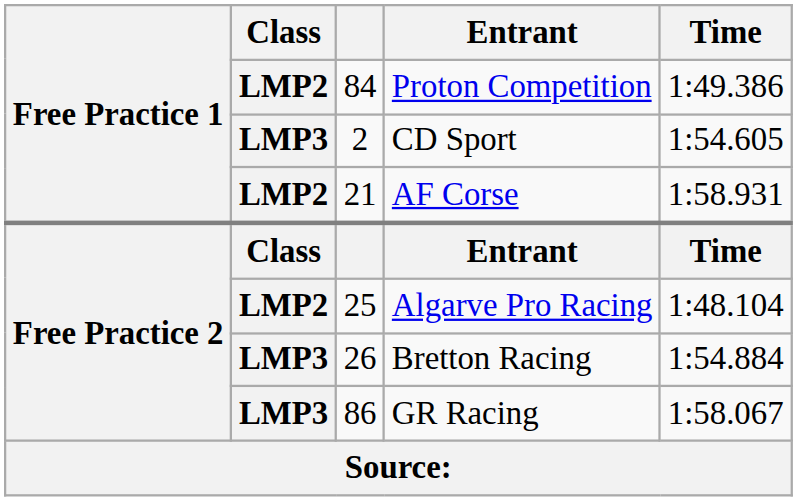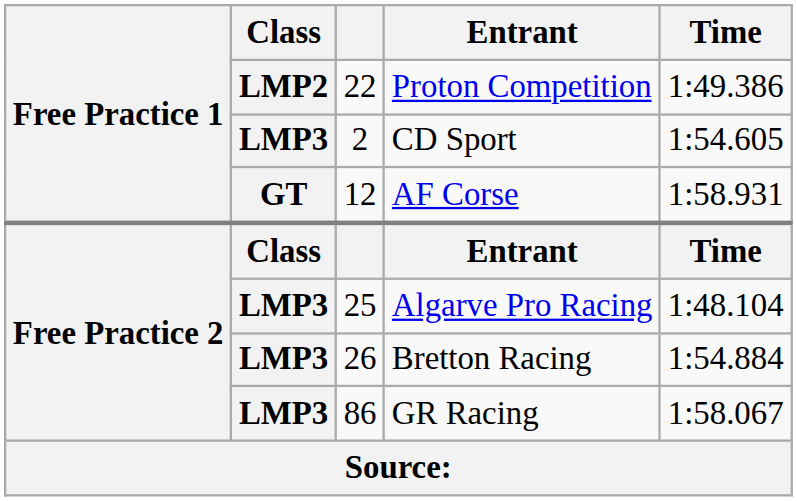(360, 86) 84 -> (360, 86) 22
(284, 194) LMP2 -> (284, 194) GT
(360, 194) 21 -> (360, 194) 12
(284, 304) LMP2 -> (284, 304) LMP3
